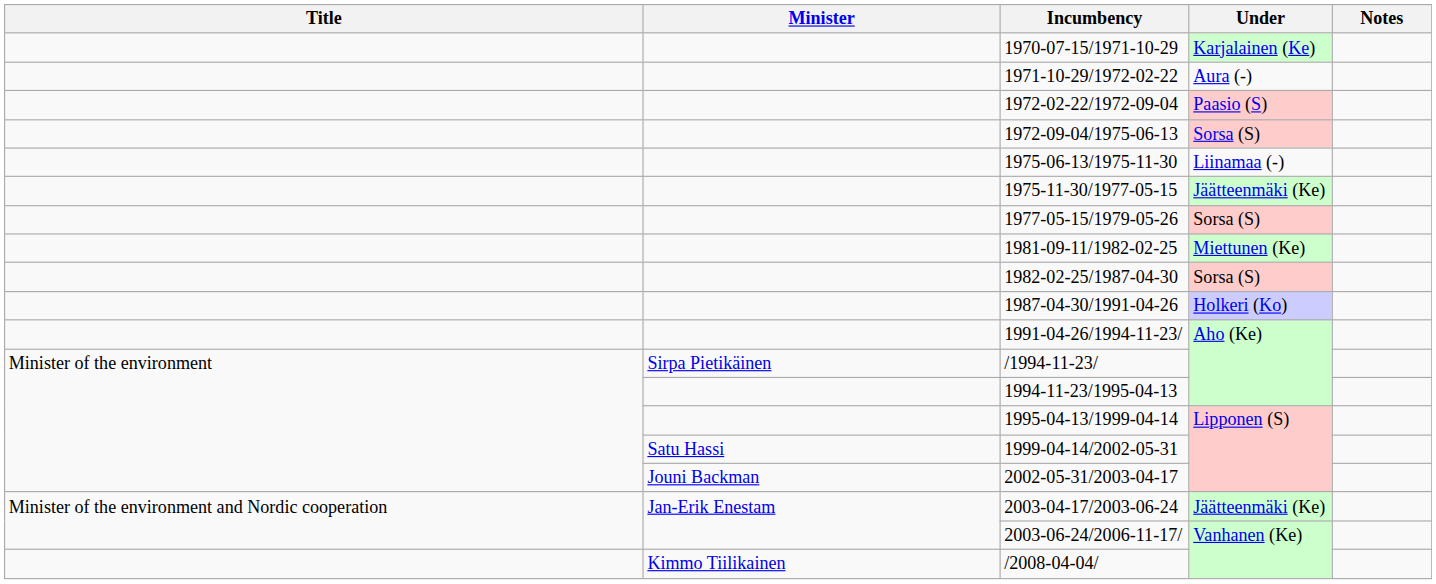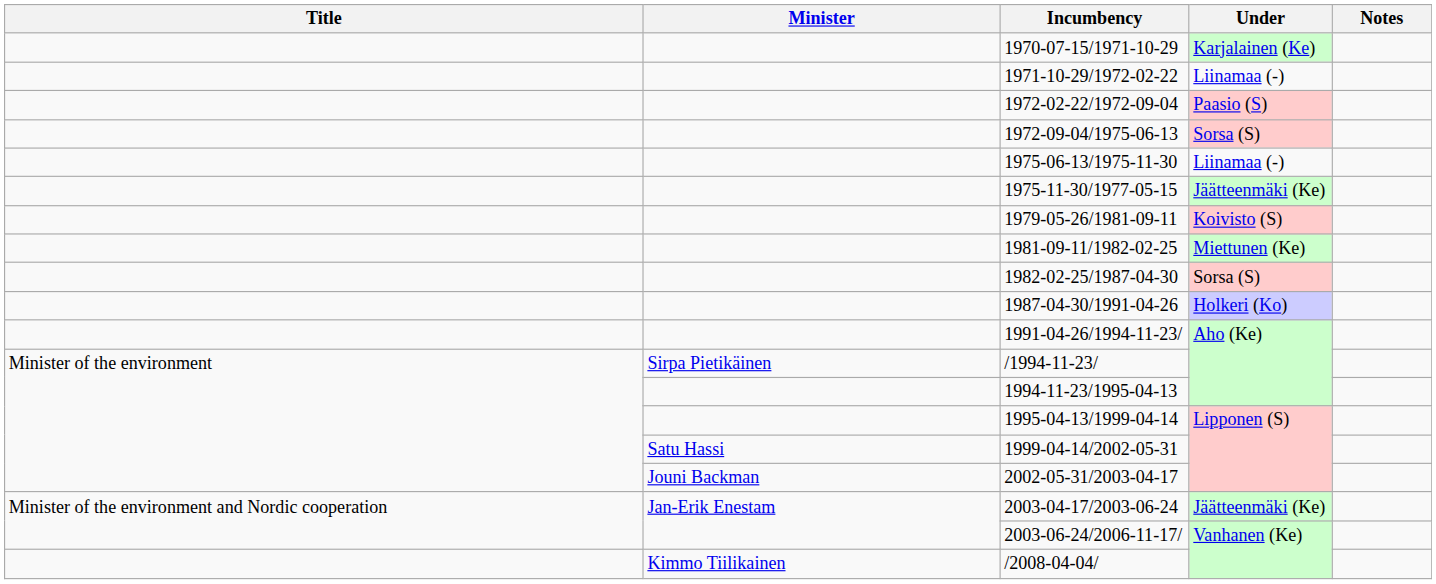(1223, 76) Aura (-) -> (1239, 76) Liinamaa (-)
- row: (1091, 219)
+ row: (1091, 219)
